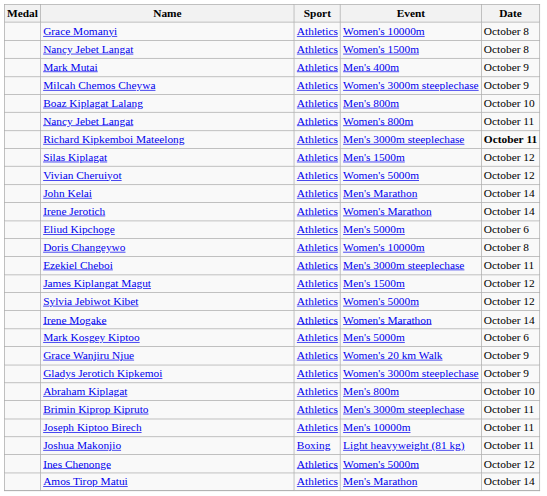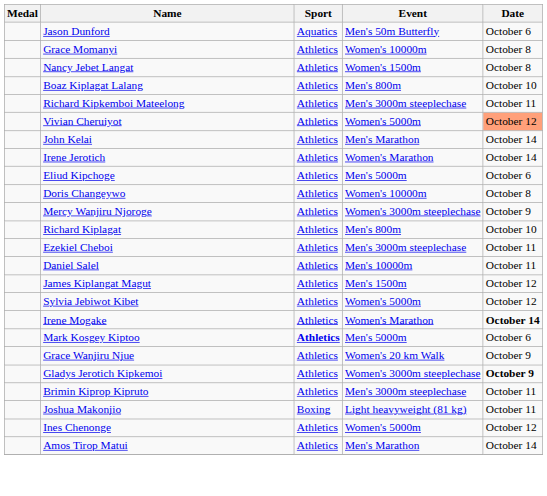+ row: (76, 31)
- row: (70, 67)
- row: (99, 85)
- row: (88, 121)
(511, 139) bold -> (511, 103) normal
- row: (75, 157)
(509, 175) no background -> (511, 121) lightsalmon background
+ row: (97, 211)
+ row: (82, 229)
+ row: (71, 265)
(509, 319) normal -> (513, 319) bold
(317, 337) normal -> (318, 337) bold
(506, 373) normal -> (510, 373) bold
- row: (85, 391)
- row: (92, 427)
